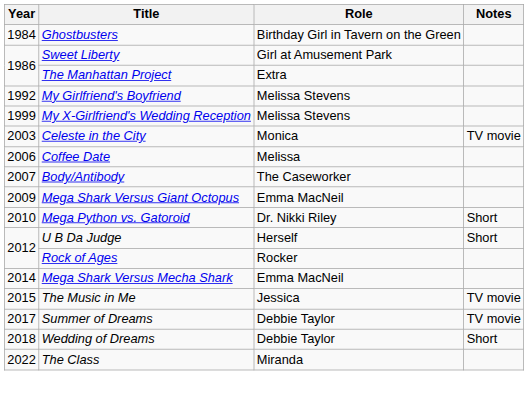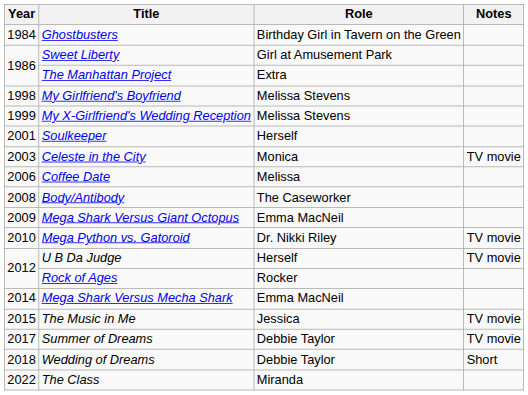(22, 95) 1992 -> (22, 95) 1998
+ row: (74, 136)
(22, 177) 2007 -> (22, 197) 2008
(482, 217) Short -> (494, 237) TV movie
(482, 237) Short -> (494, 258) TV movie
